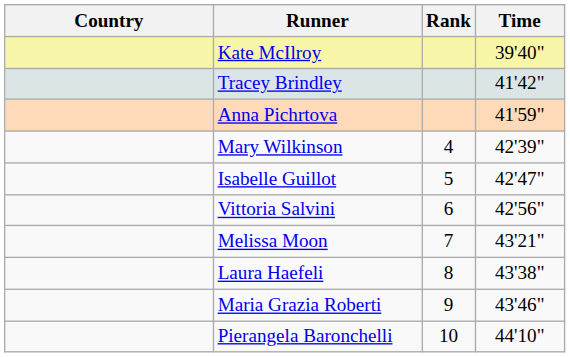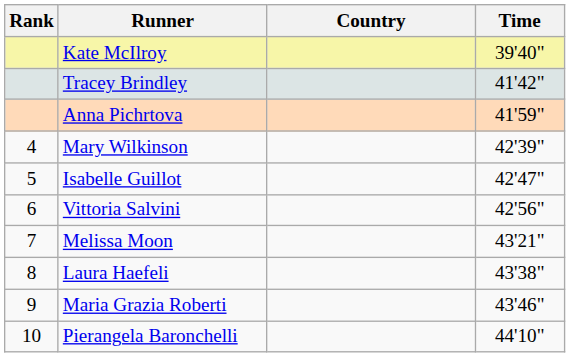columns swapped: (448, 20) <-> (109, 20)
